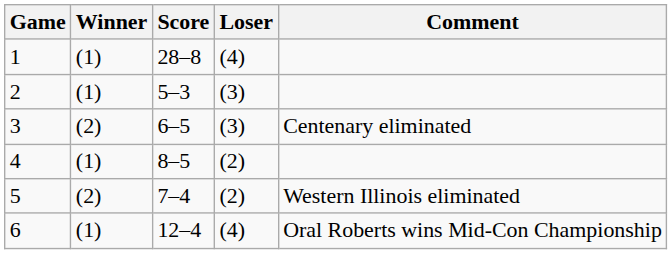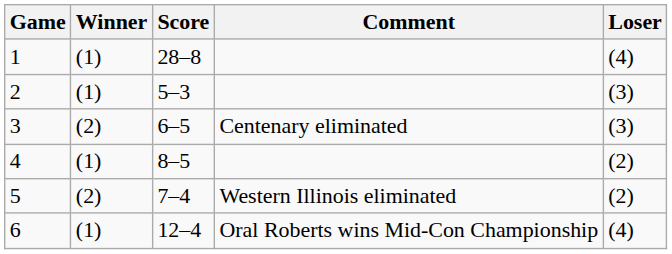columns swapped: (246, 21) <-> (472, 21)
